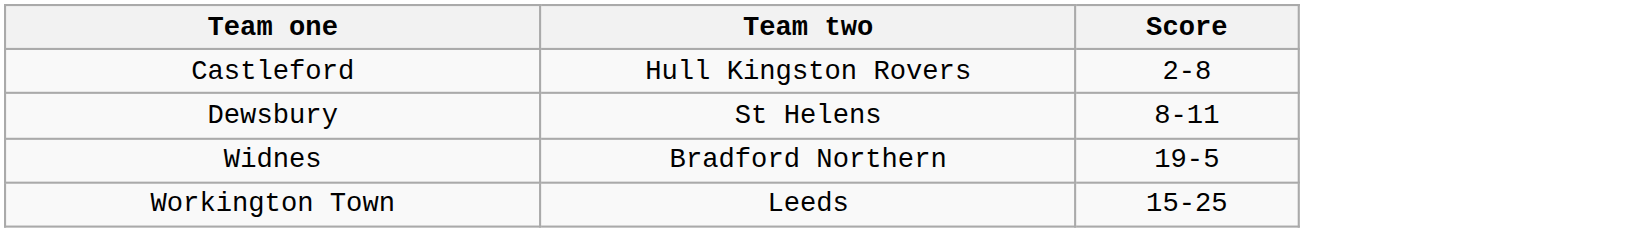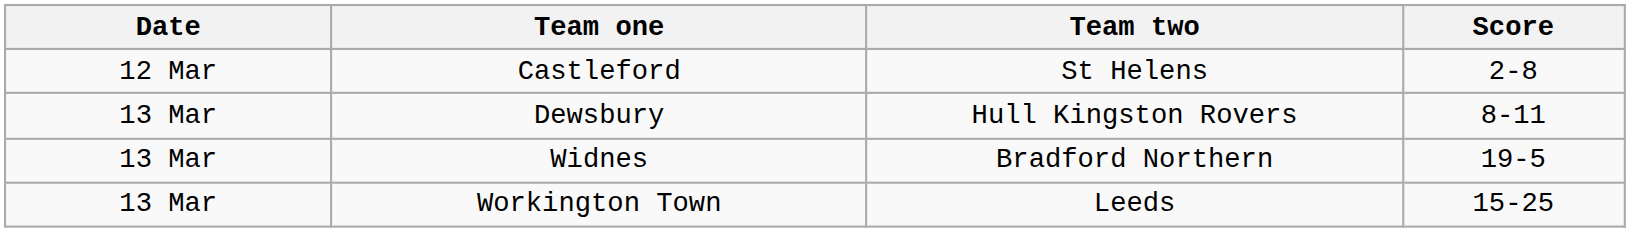+ column: (168, 27)
(808, 71) Hull Kingston Rovers -> (1135, 71) St Helens
(808, 116) St Helens -> (1135, 116) Hull Kingston Rovers
